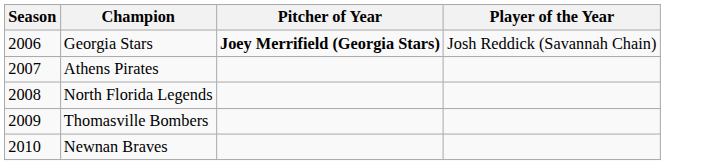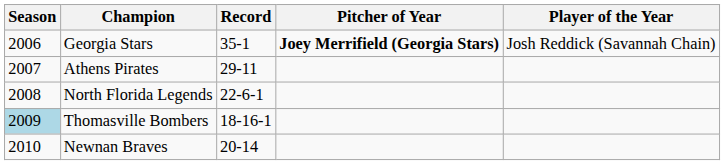+ column: (246, 17)
(25, 120) no background -> (25, 120) lightblue background
